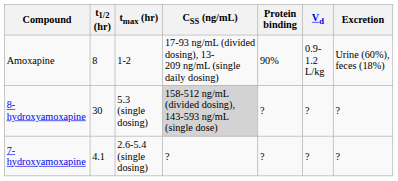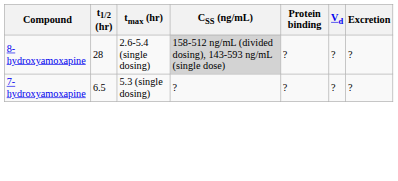- row: (31, 60)
(97, 111) 30 -> (98, 54) 28
(133, 111) 5.3 (single dosing) -> (135, 54) 2.6-5.4 (single dosing)
(99, 156) 4.1 -> (99, 88) 6.5
(133, 156) 2.6-5.4 (single dosing) -> (141, 88) 5.3 (single dosing)
